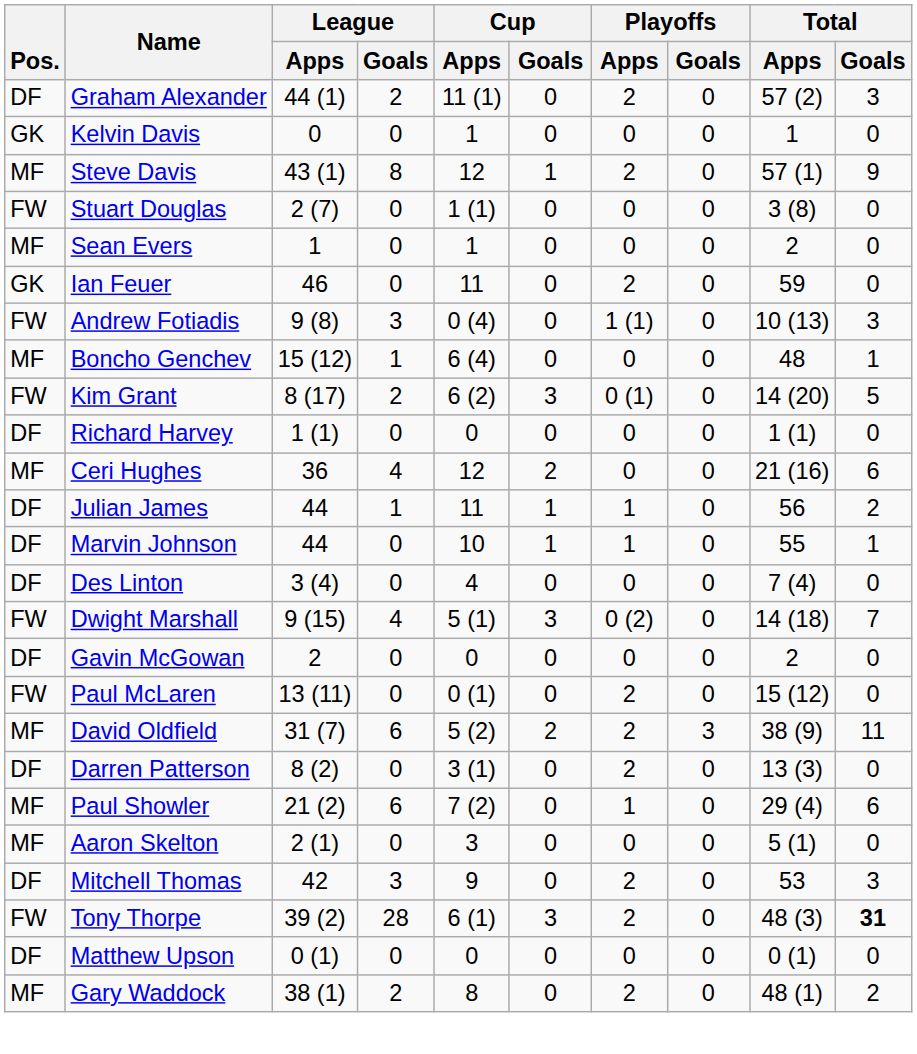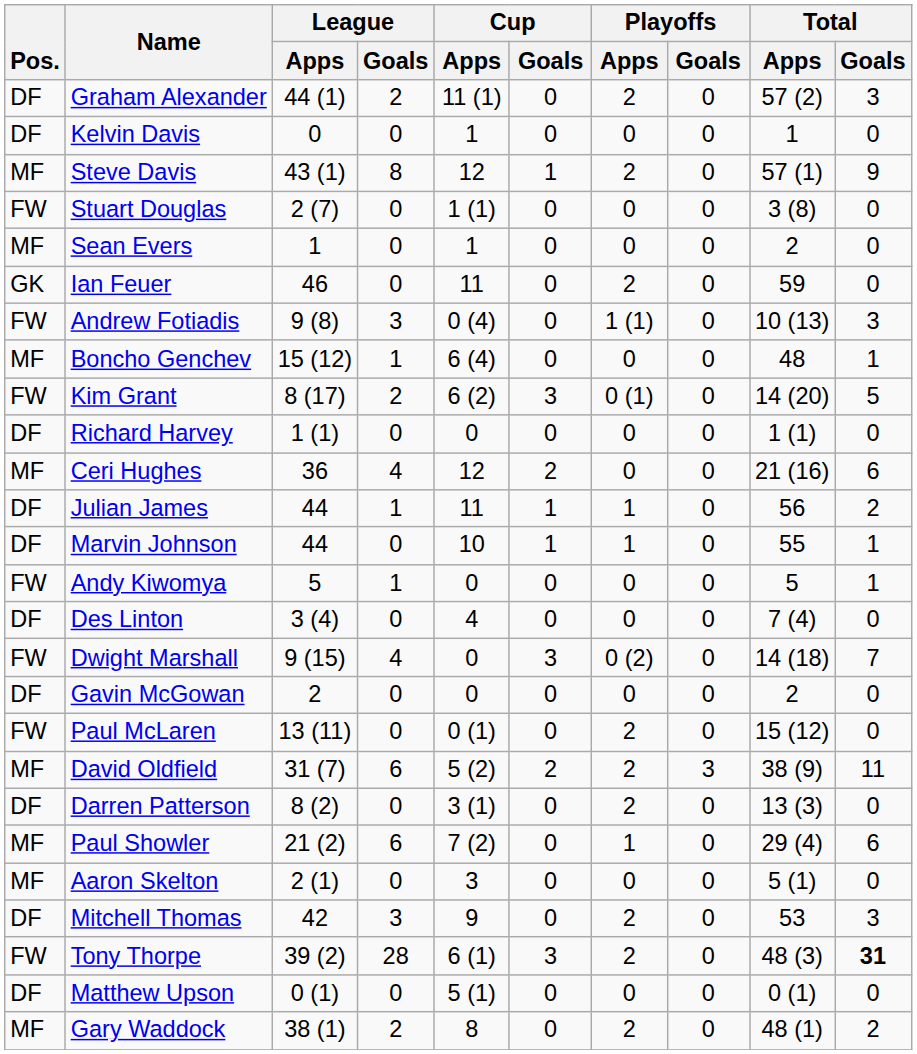(27, 135) GK -> (26, 135) DF
+ row: (148, 582)
(472, 619) 5 (1) -> (472, 657) 0
(472, 955) 0 -> (472, 992) 5 (1)
